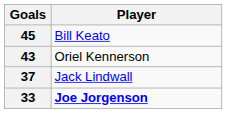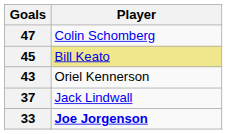+ row: (28, 35)
(82, 35) no background -> (82, 56) khaki background
